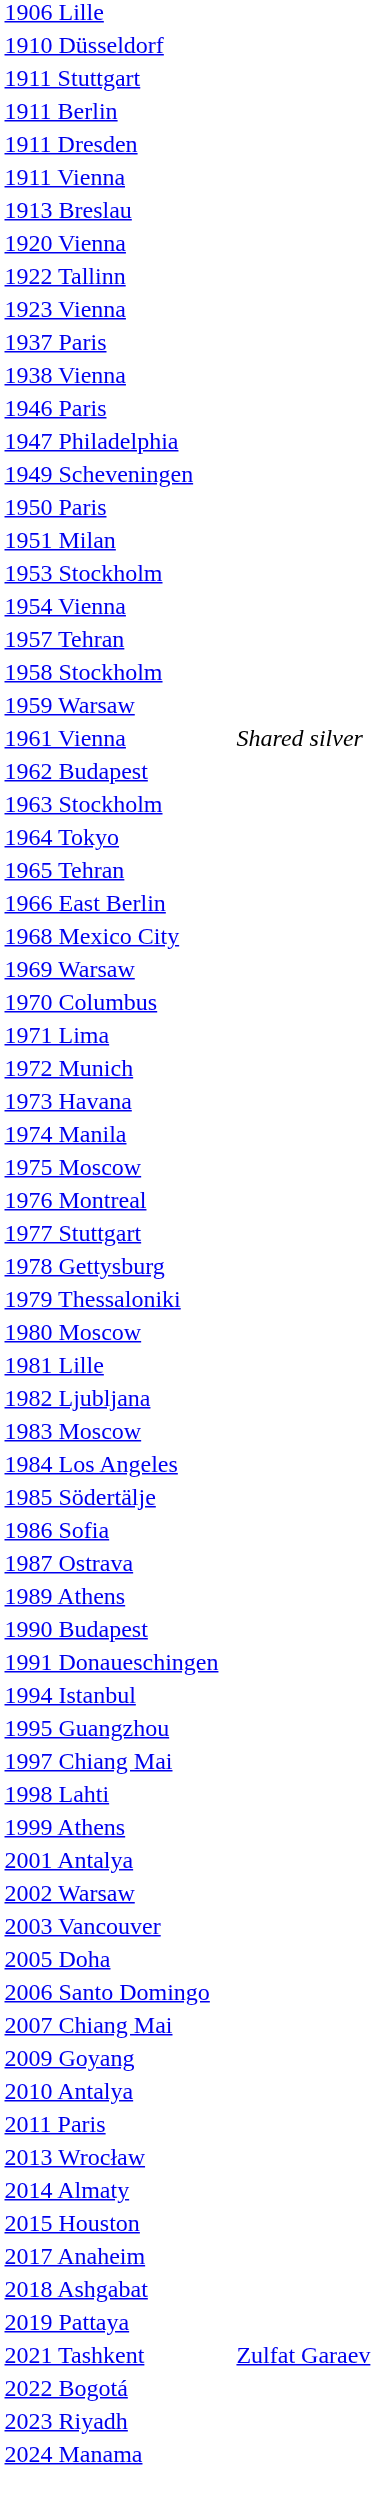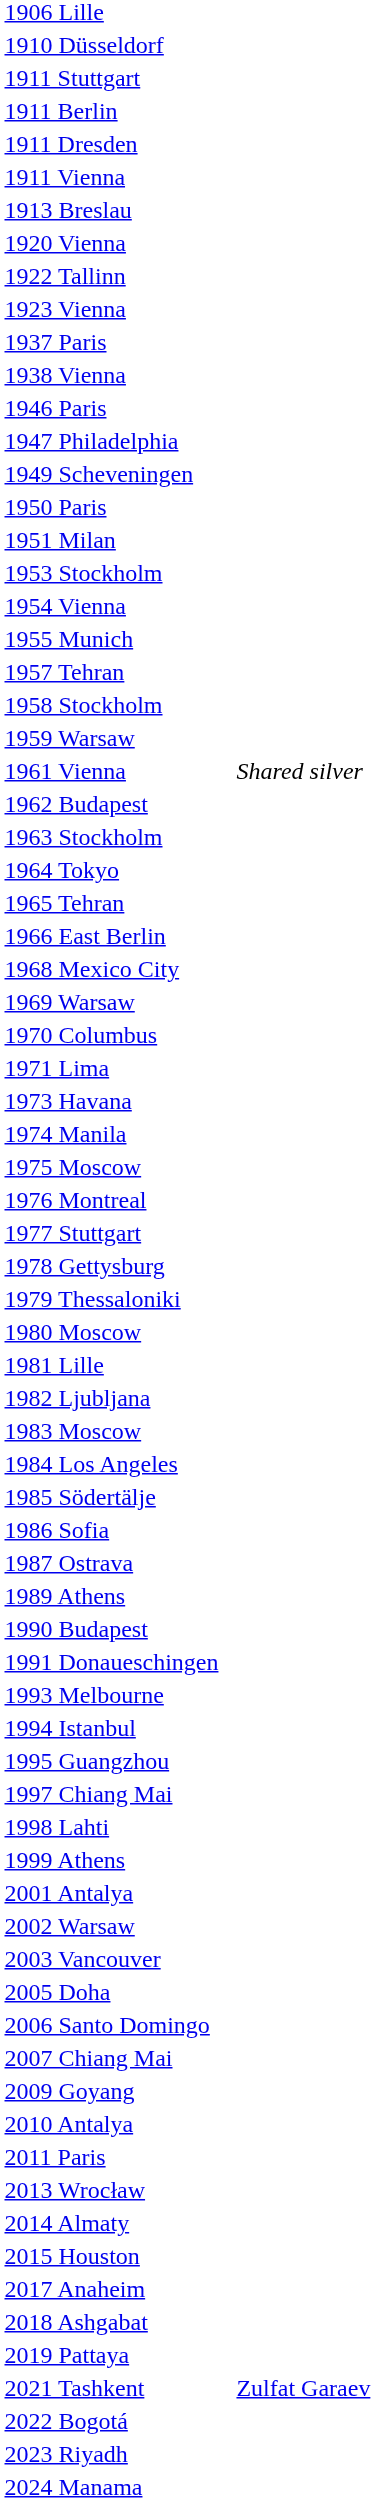+ row: (69, 638)
- row: (69, 1067)
+ row: (84, 1694)
